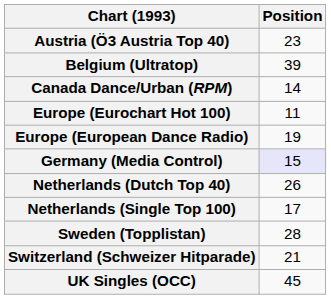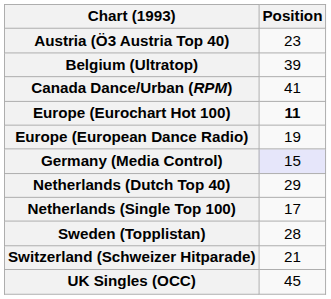(292, 88) 14 -> (292, 88) 41
(292, 112) normal -> (292, 112) bold
(292, 185) 26 -> (292, 185) 29
